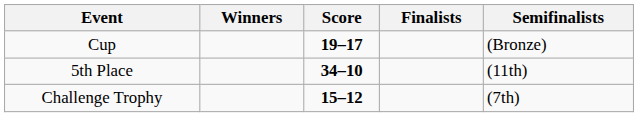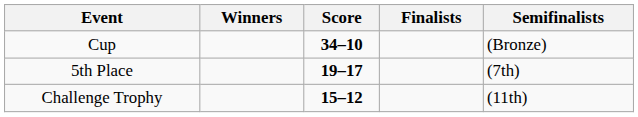(342, 44) 19–17 -> (342, 44) 34–10
(342, 71) 34–10 -> (342, 71) 19–17
(507, 71) (11th) -> (503, 71) (7th)
(503, 97) (7th) -> (507, 97) (11th)
